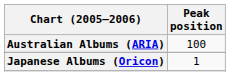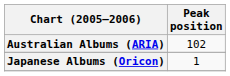(196, 44) 100 -> (196, 44) 102
